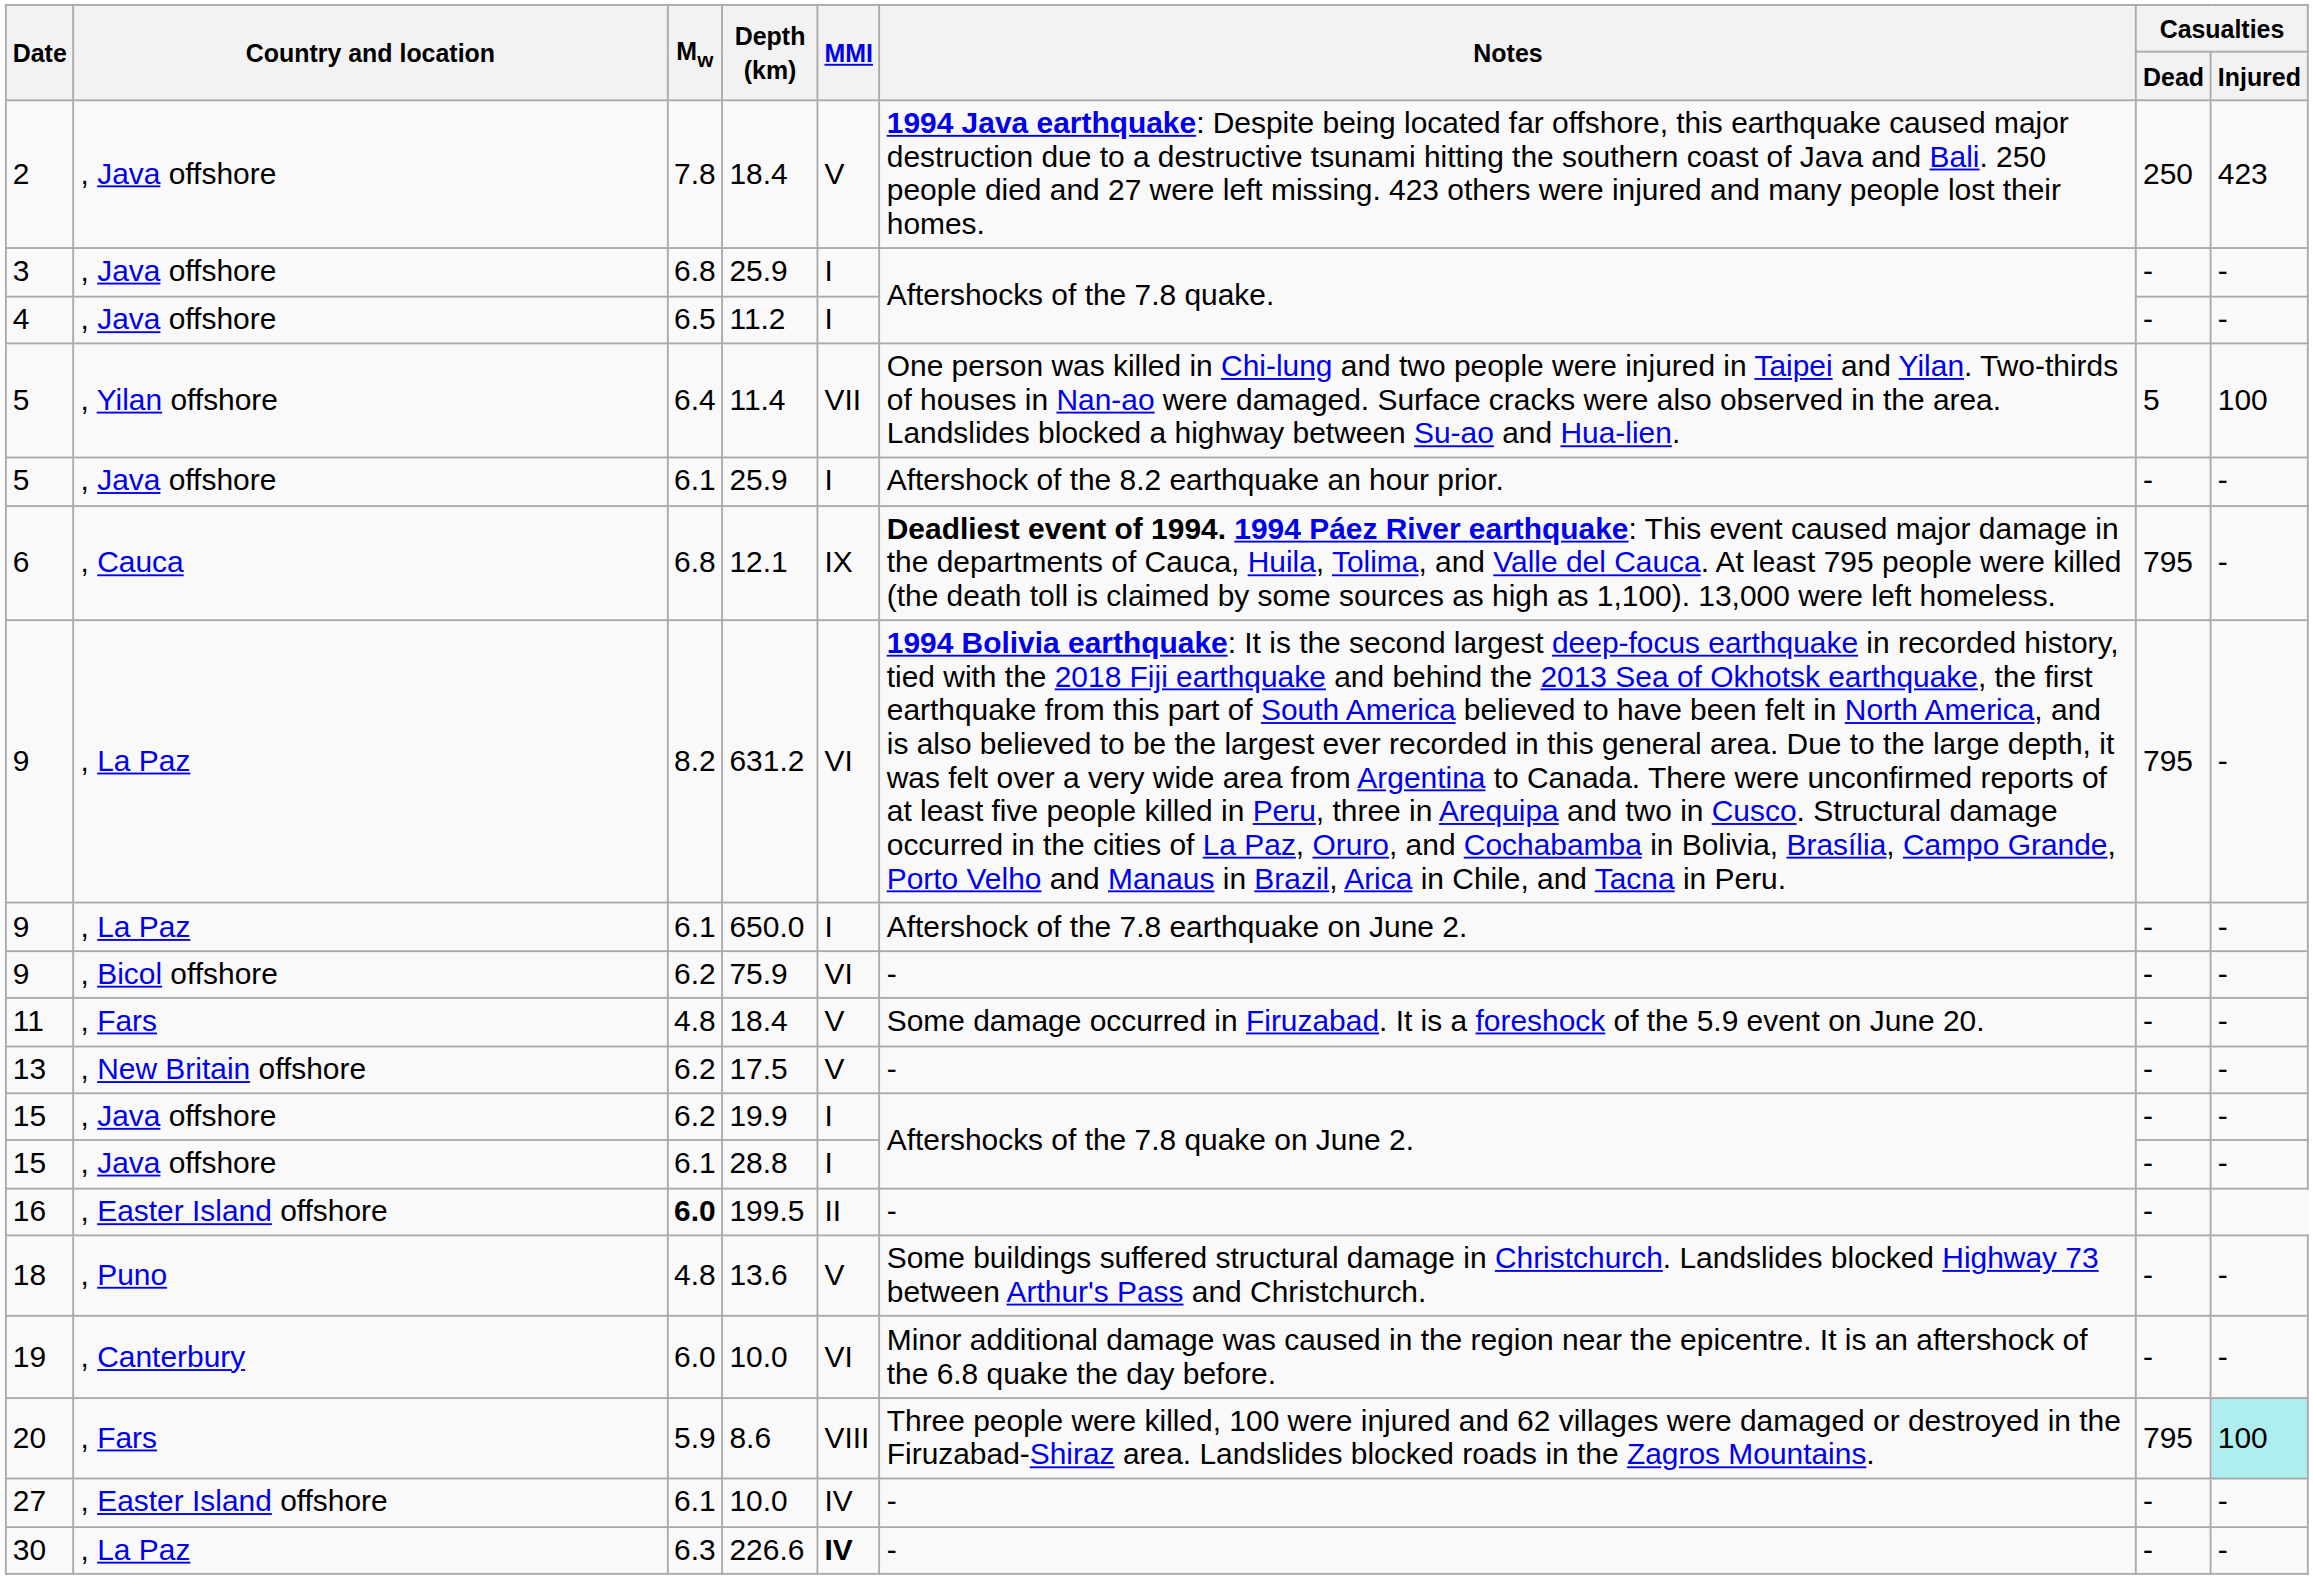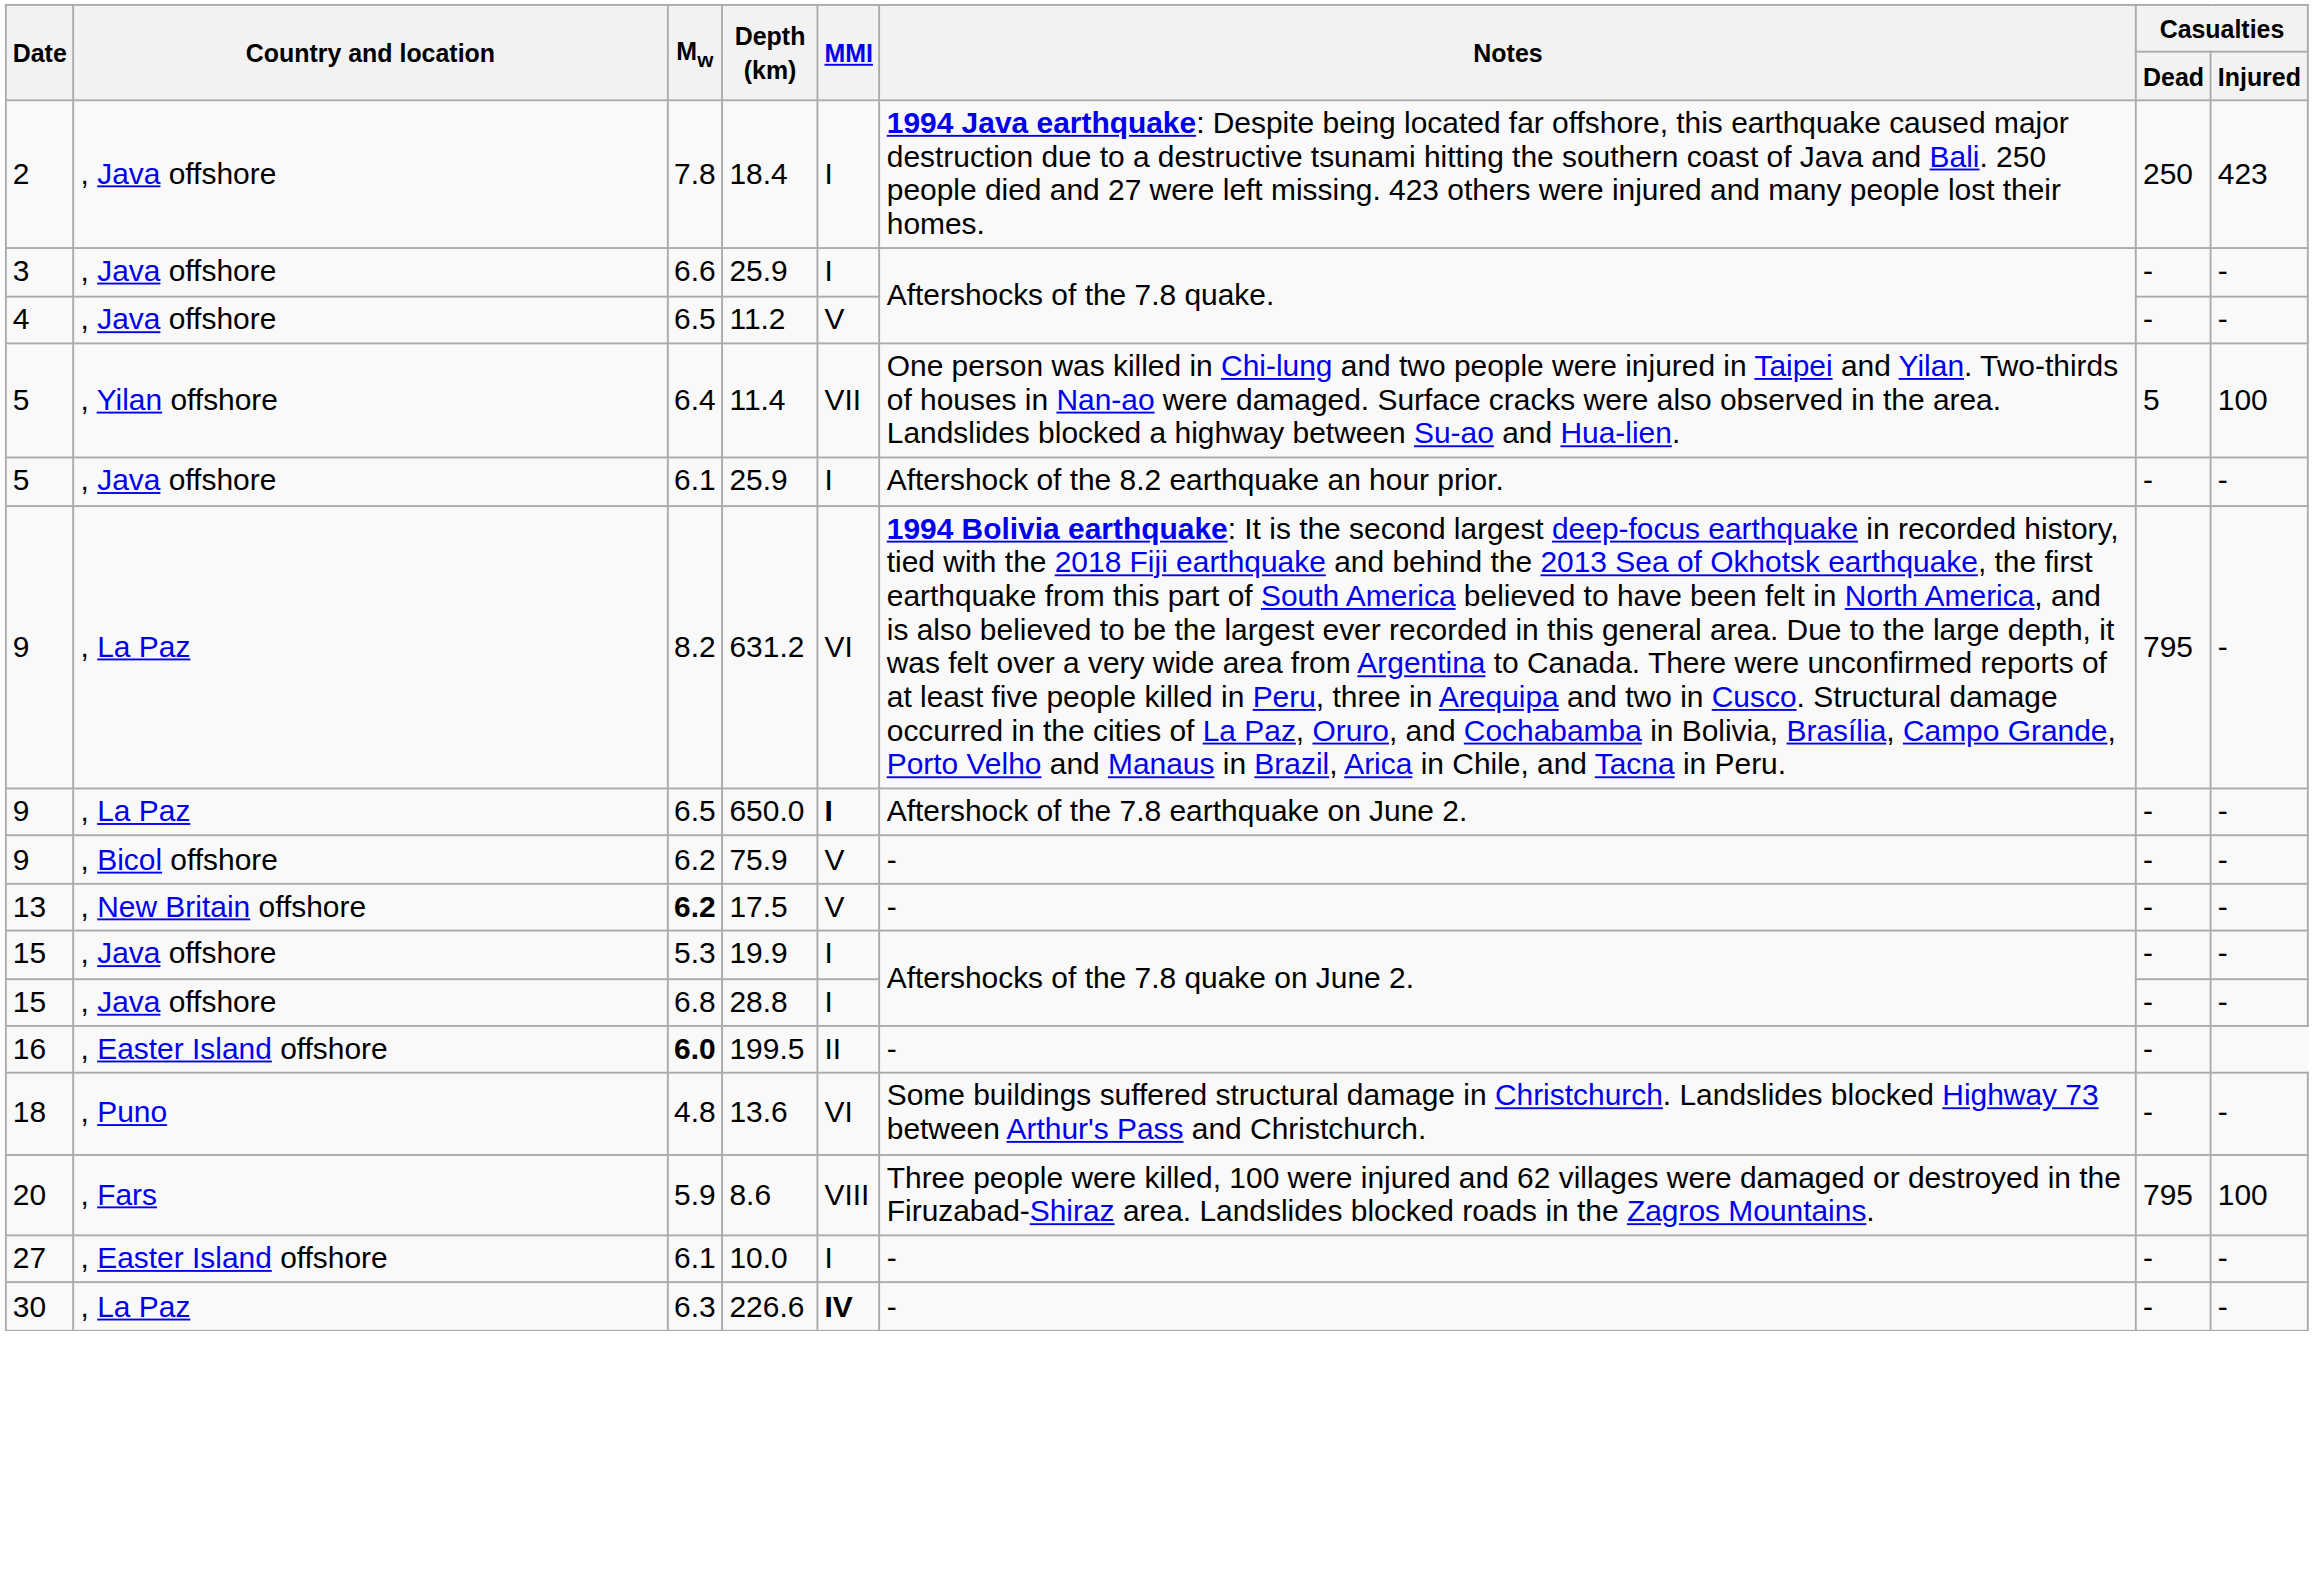(834, 173) V -> (829, 173) I
(695, 271) 6.8 -> (695, 271) 6.6
(829, 319) I -> (834, 319) V
- row: (21, 562)
(695, 926) 6.1 -> (695, 811) 6.5
(829, 926) normal -> (829, 811) bold
(839, 973) VI -> (834, 859) V
- row: (28, 1021)
(695, 1068) normal -> (695, 906) bold
(695, 1116) 6.2 -> (695, 954) 5.3
(695, 1163) 6.1 -> (695, 1001) 6.8
(834, 1275) V -> (839, 1113) VI
- row: (29, 1356)
(2243, 1437) paleturquoise background -> (2243, 1194) no background
(839, 1502) IV -> (829, 1258) I
